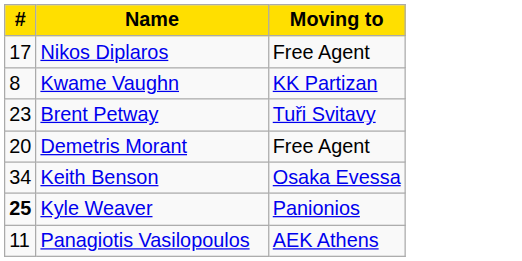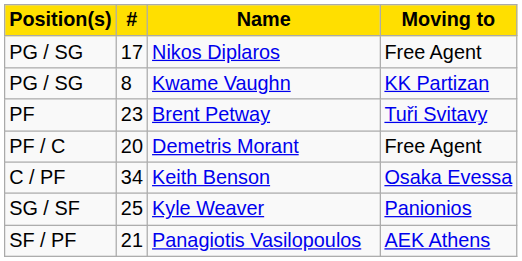+ column: (60, 20)
(20, 209) bold -> (132, 209) normal
(19, 240) 11 -> (132, 240) 21
